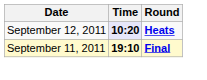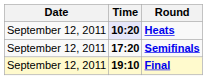+ row: (172, 48)
(56, 48) September 11, 2011 -> (57, 65) September 12, 2011
